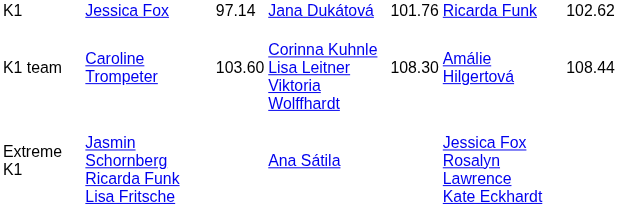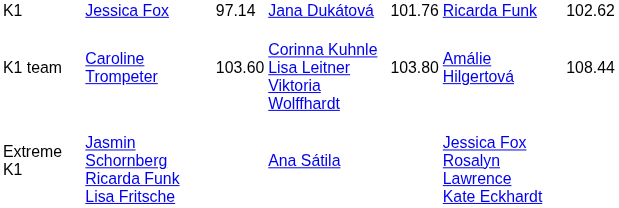(415, 68) 108.30 -> (415, 68) 103.80
